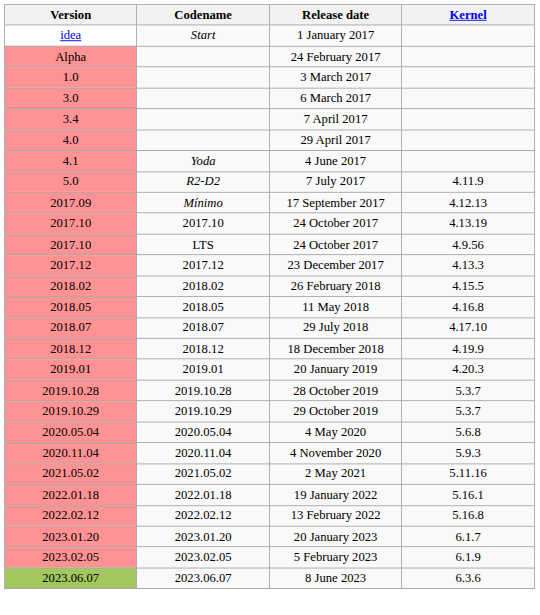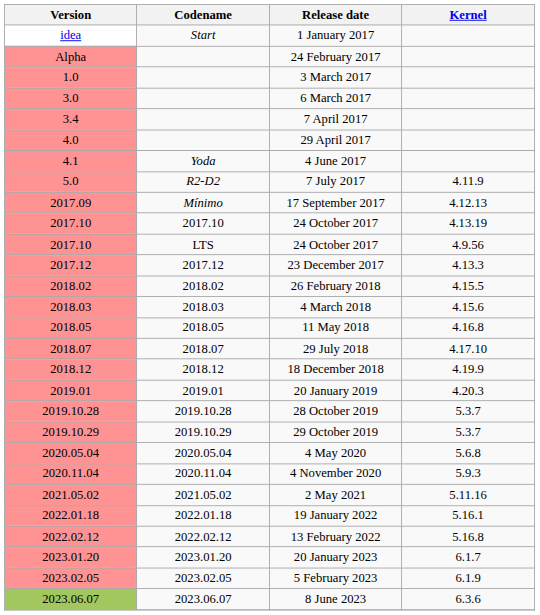+ row: (203, 306)
